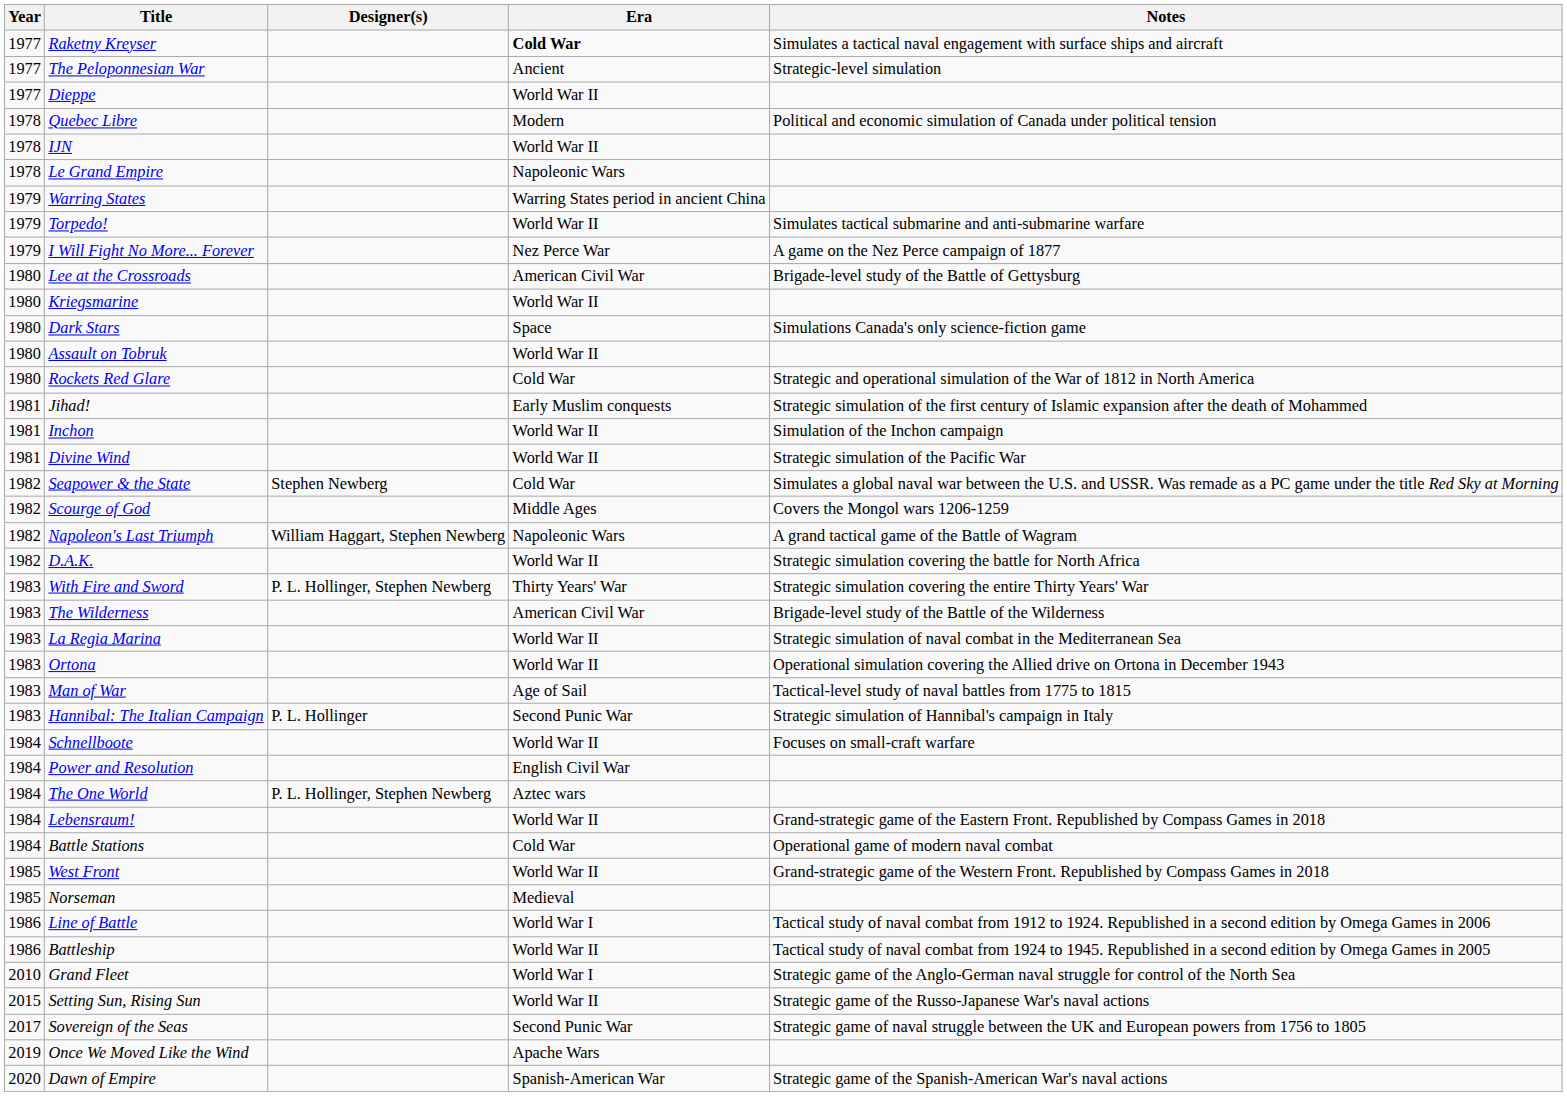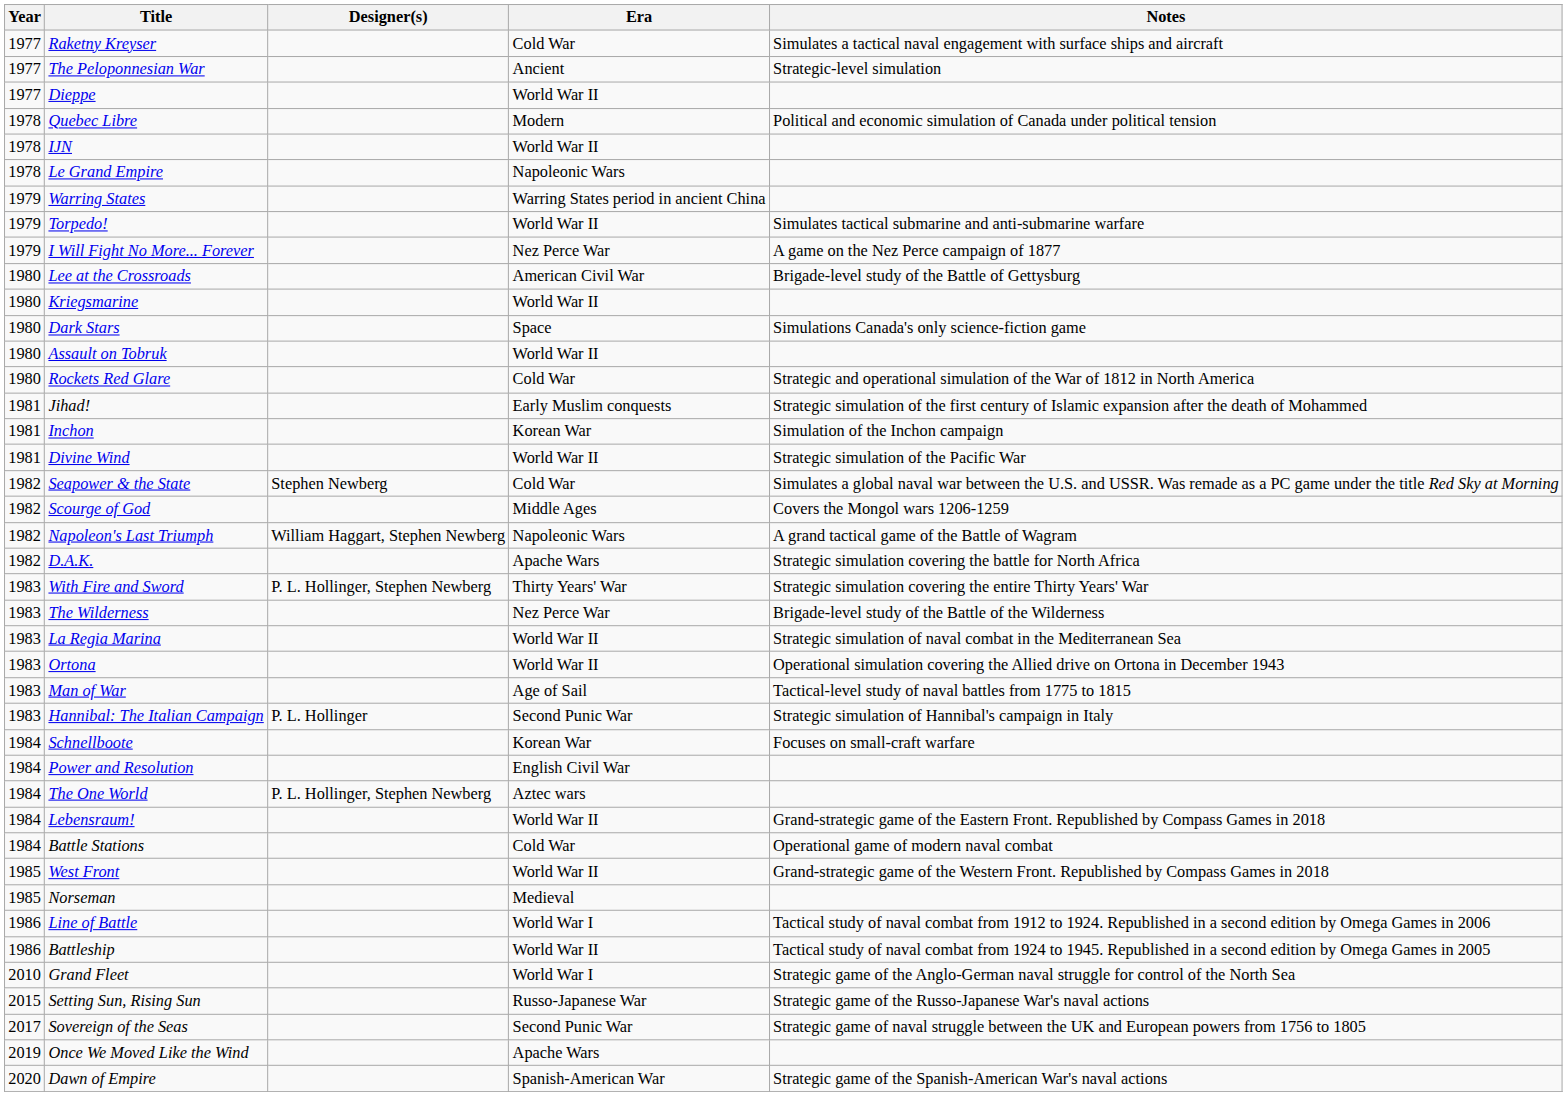(547, 43) bold -> (544, 43) normal
(556, 431) World War II -> (552, 431) Korean War
(556, 560) World War II -> (556, 560) Apache Wars
(578, 612) American Civil War -> (561, 612) Nez Perce War
(556, 742) World War II -> (552, 742) Korean War
(556, 1000) World War II -> (580, 1000) Russo-Japanese War
